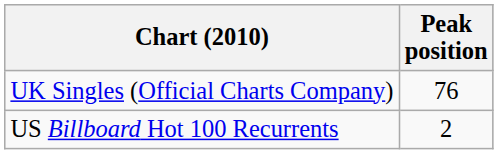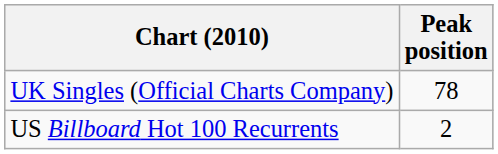(446, 90) 76 -> (446, 90) 78
